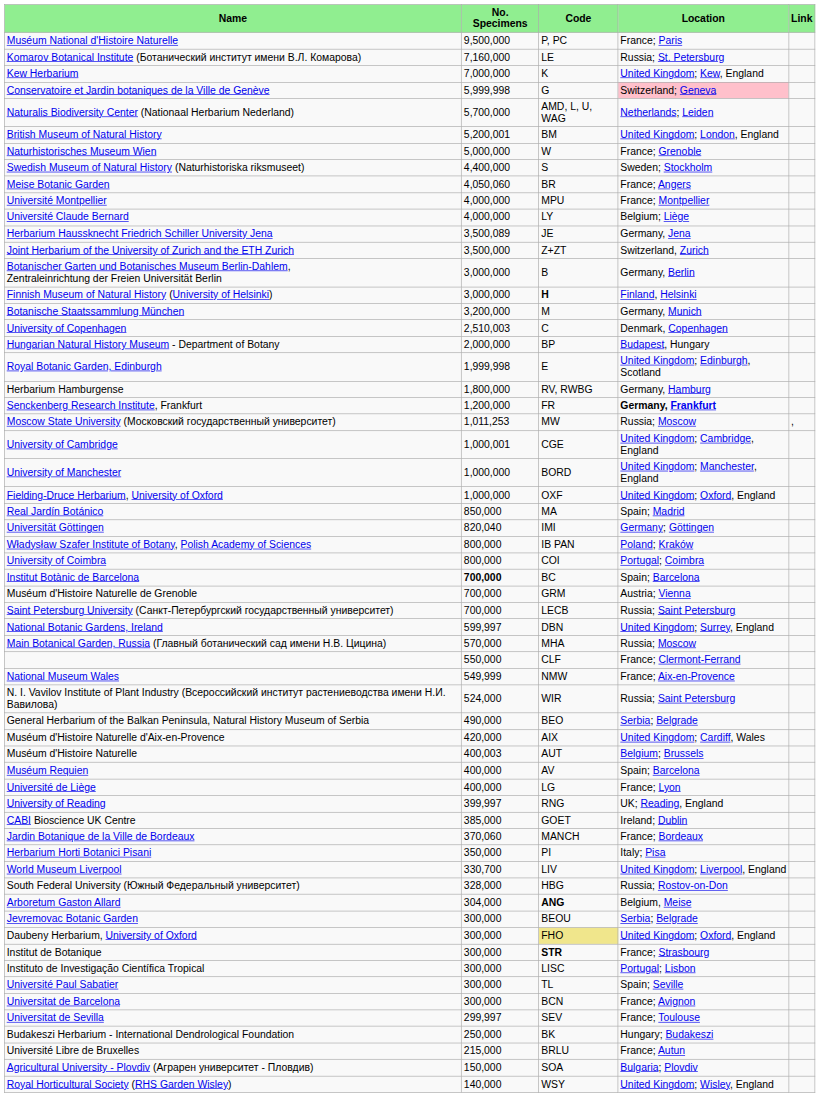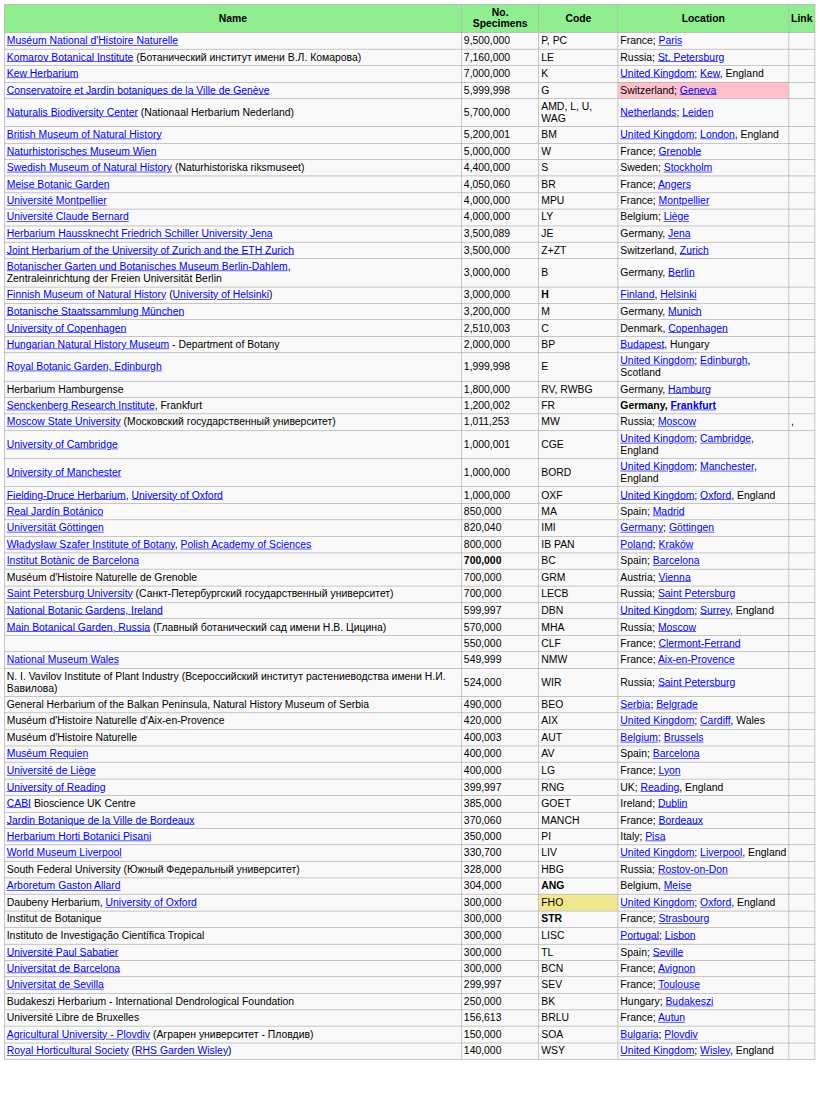(487, 405) 1,200,000 -> (487, 405) 1,200,002
- row: (56, 561)
- row: (72, 919)
(483, 1051) 215,000 -> (483, 1018) 156,613
